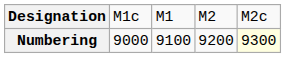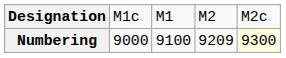(216, 41) 9200 -> (216, 41) 9209
